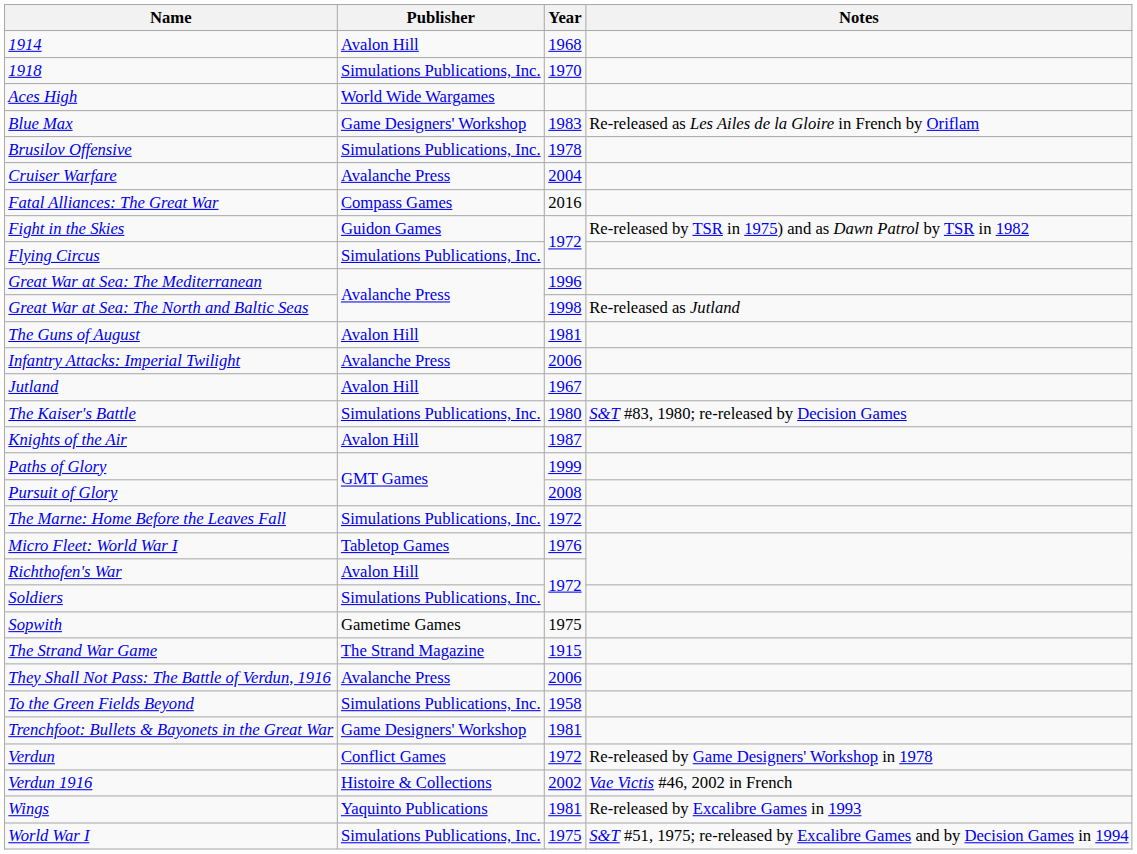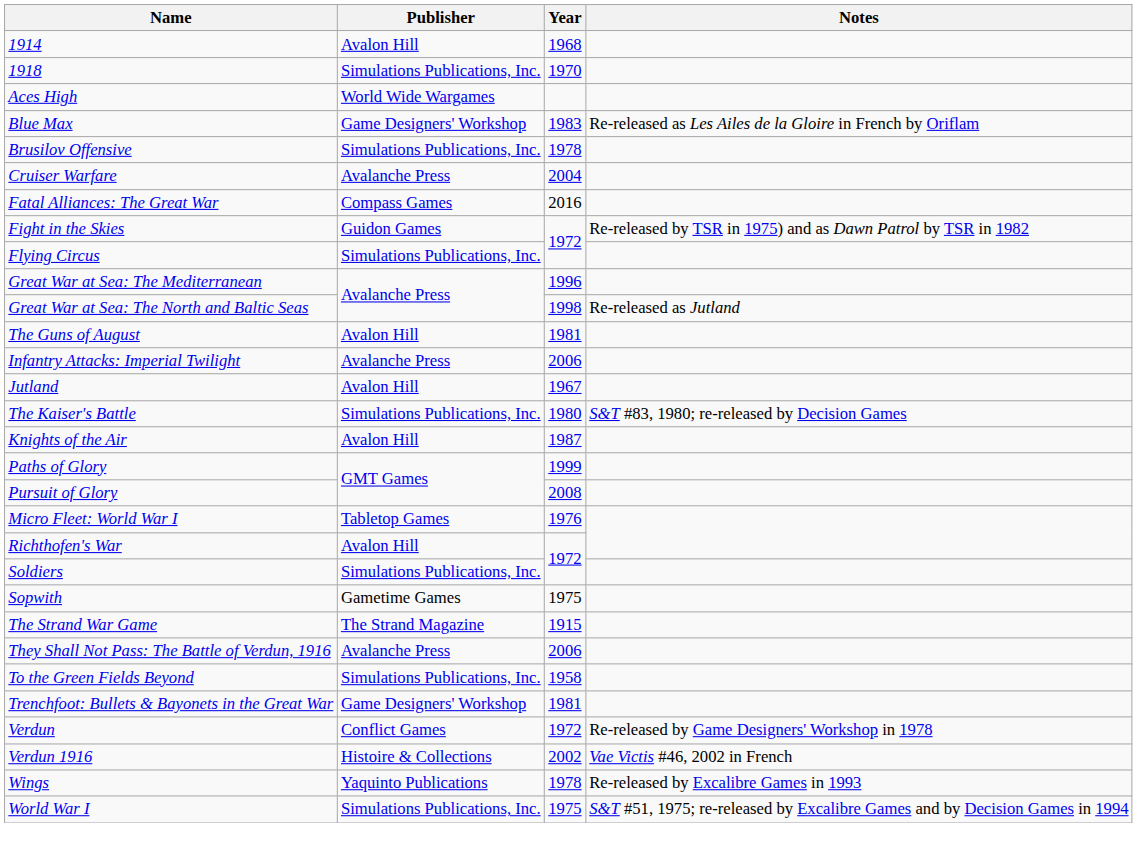- row: (147, 519)
(565, 809) 1981 -> (565, 783) 1978
